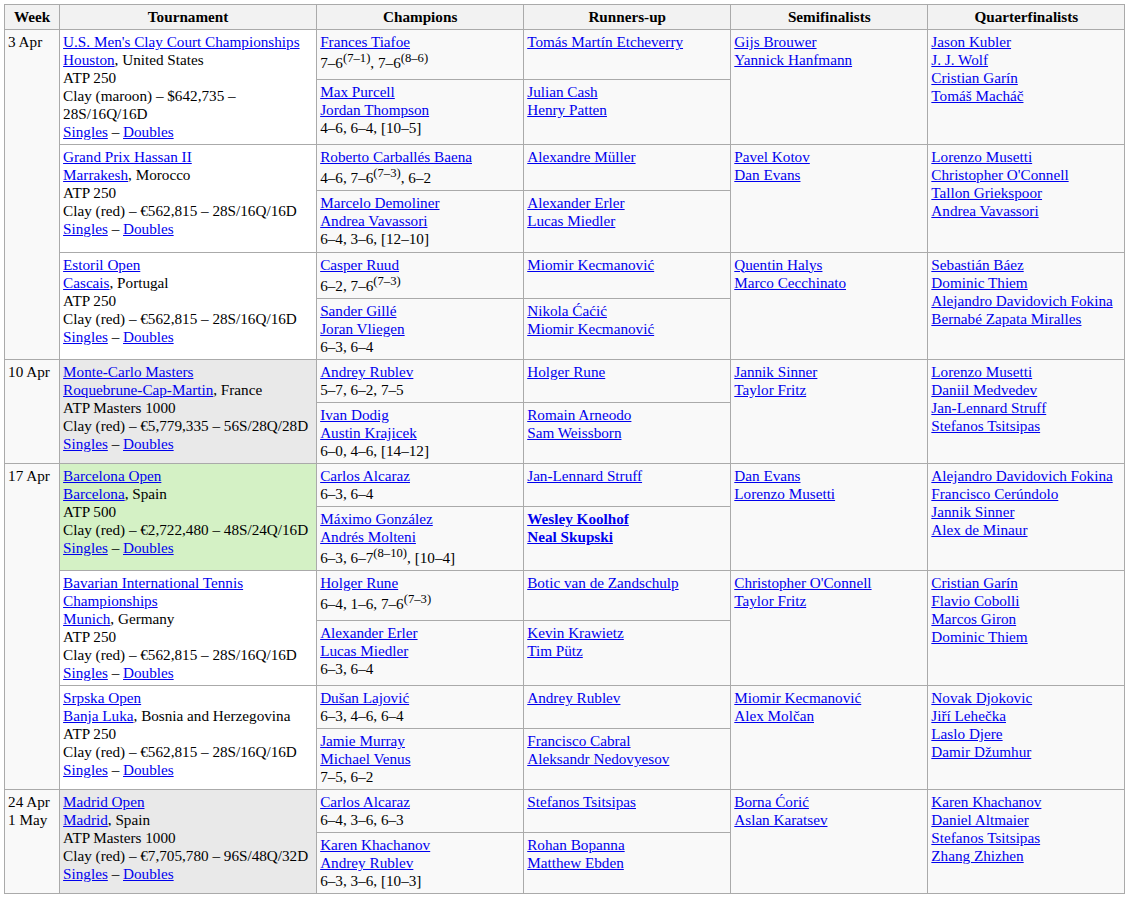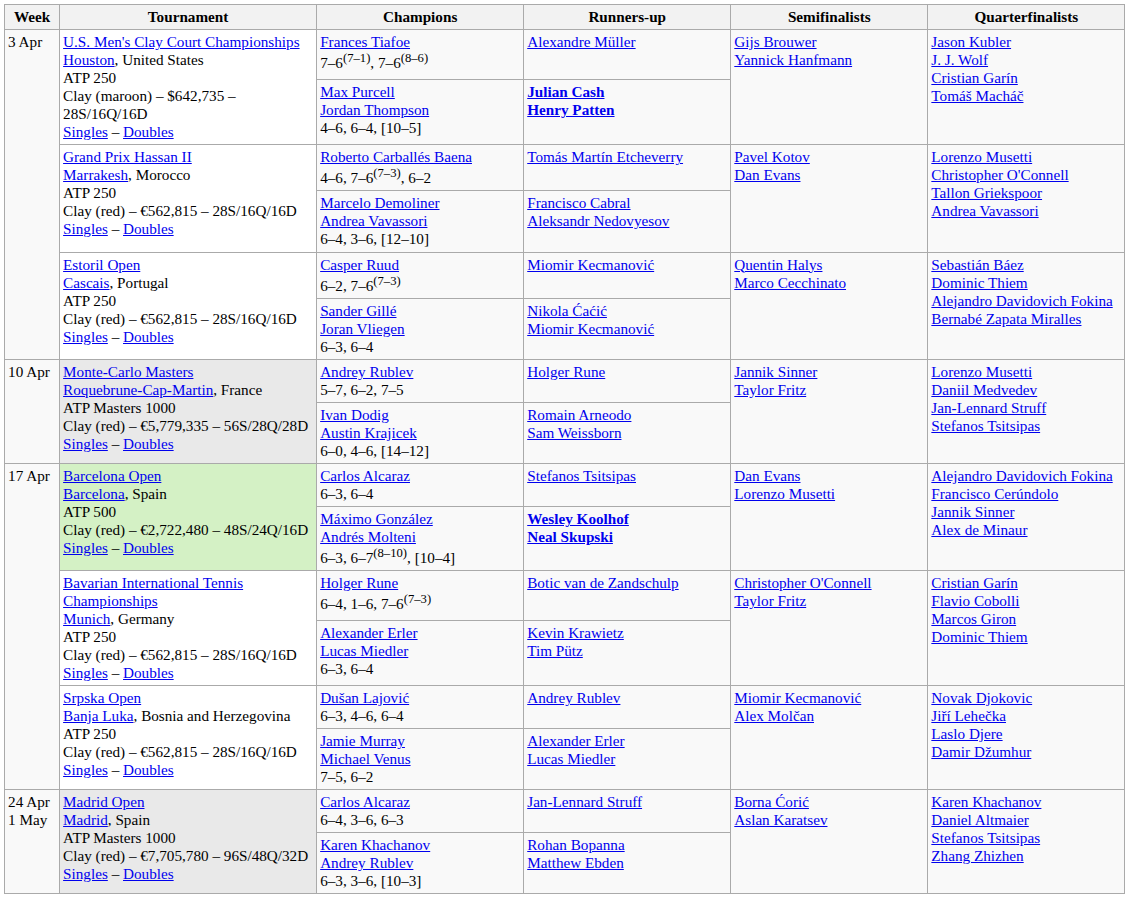(605, 42) Tomás Martín Etcheverry -> (581, 42) Alexandre Müller
(567, 100) normal -> (571, 100) bold
(581, 157) Alexandre Müller -> (605, 157) Tomás Martín Etcheverry
(576, 212) Alexander Erler Lucas Miedler -> (598, 212) Francisco Cabral Aleksandr Nedovyesov
(585, 475) Jan-Lennard Struff -> (582, 475) Stefanos Tsitsipas
(598, 750) Francisco Cabral Aleksandr Nedovyesov -> (576, 750) Alexander Erler Lucas Miedler
(582, 802) Stefanos Tsitsipas -> (585, 802) Jan-Lennard Struff
